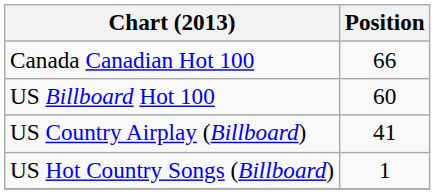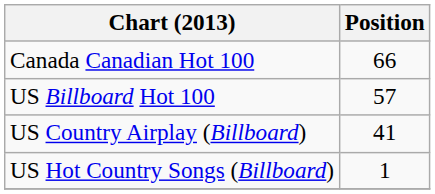(385, 96) 60 -> (385, 96) 57
